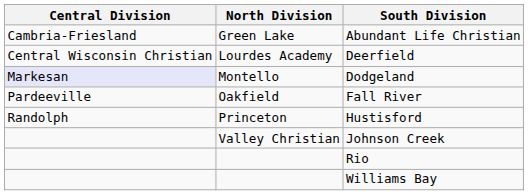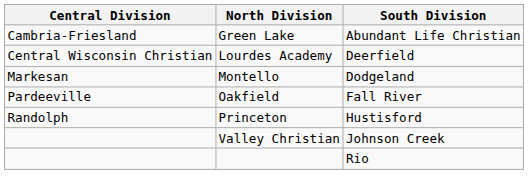(38, 76) lavender background -> (38, 76) no background
- row: (392, 179)
